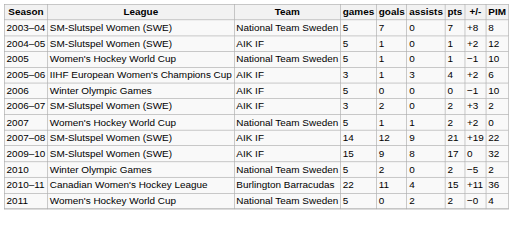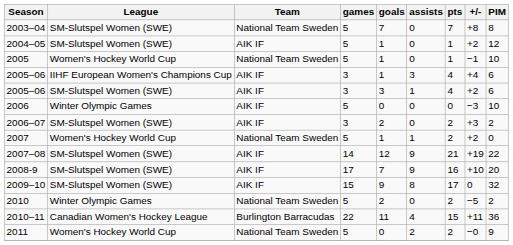(473, 75) +2 -> (473, 75) +4
+ row: (26, 91)
(473, 91) −1 -> (473, 106) −3
+ row: (22, 169)
(491, 201) 4 -> (491, 232) 9
